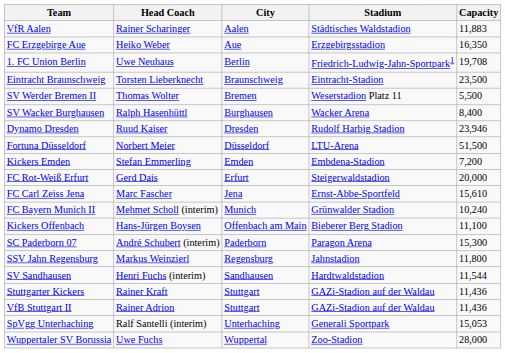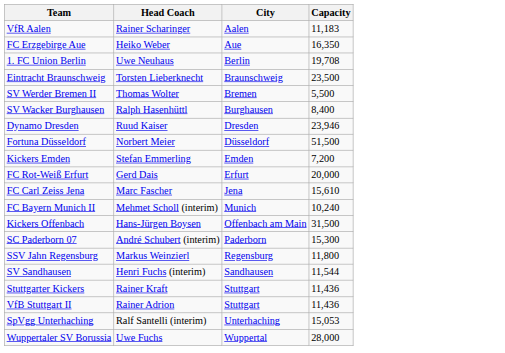- column: (383, 12)
(473, 28) 11,883 -> (325, 28) 11,183
(473, 226) 11,100 -> (325, 223) 31,500
